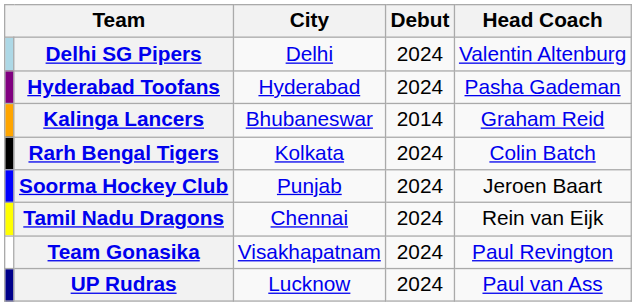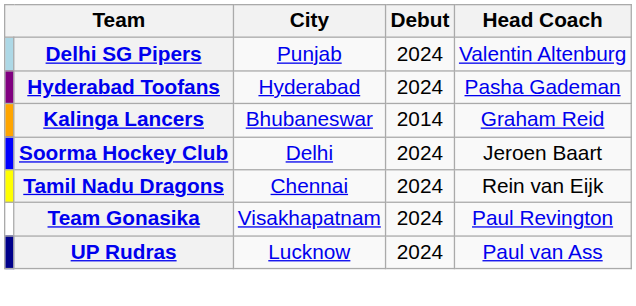(309, 53) Delhi -> (309, 53) Punjab
- row: (124, 152)
(309, 185) Punjab -> (309, 152) Delhi
